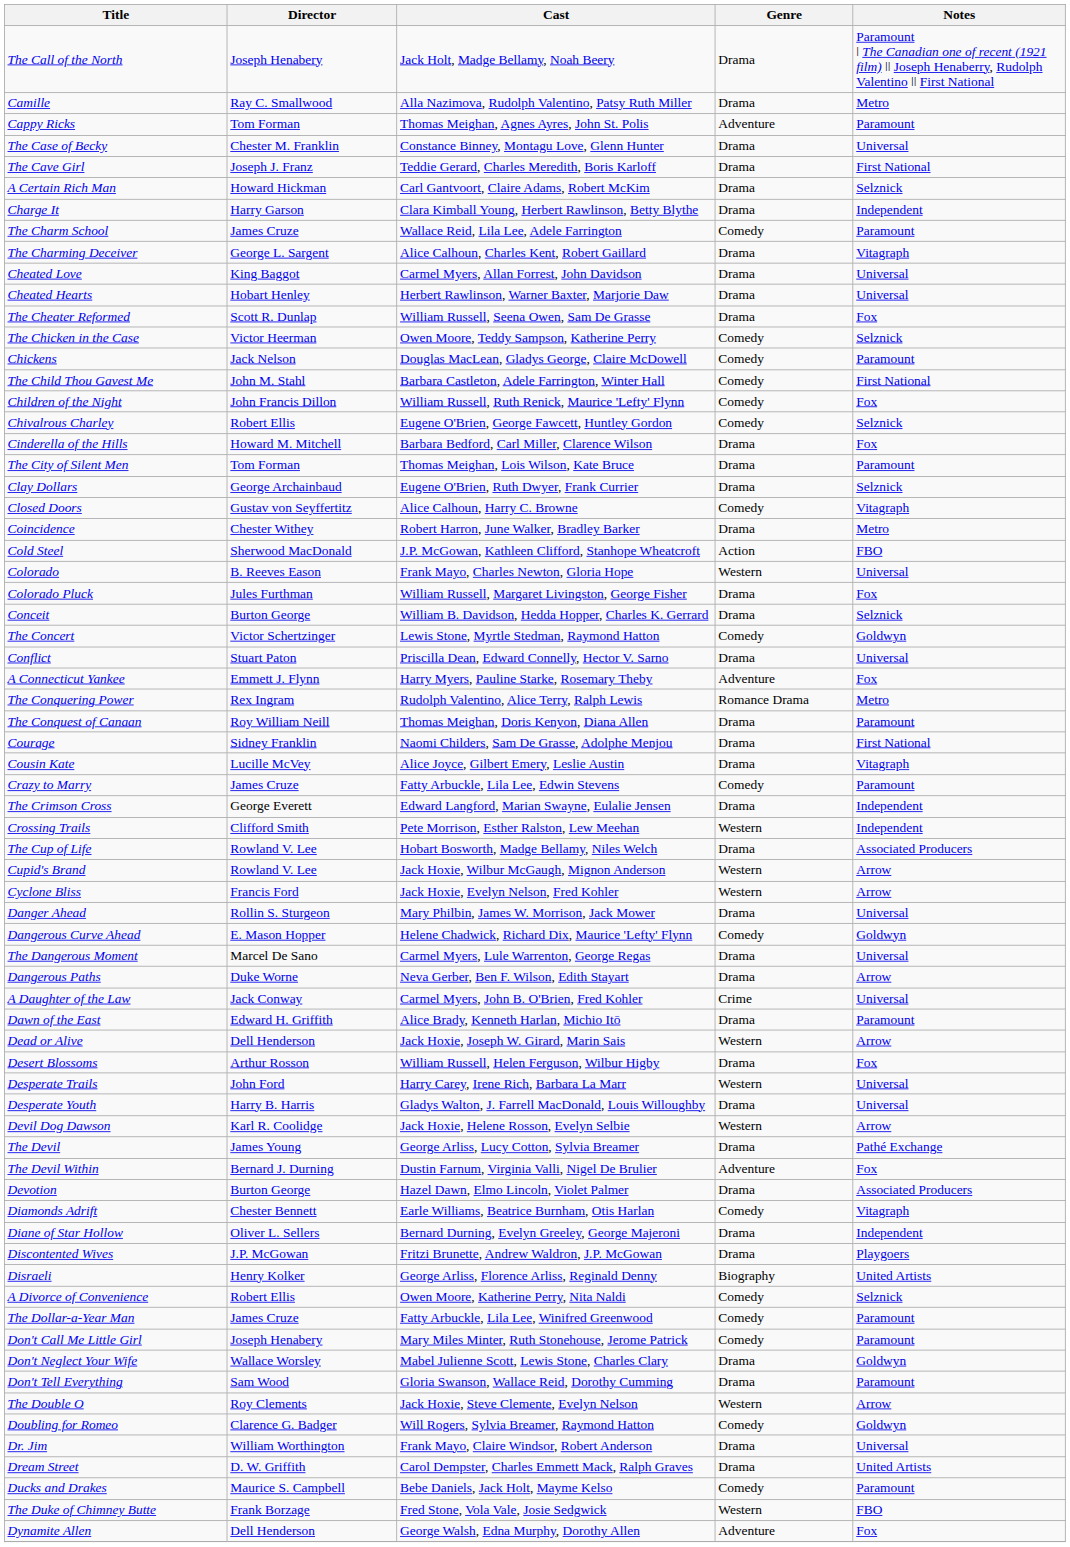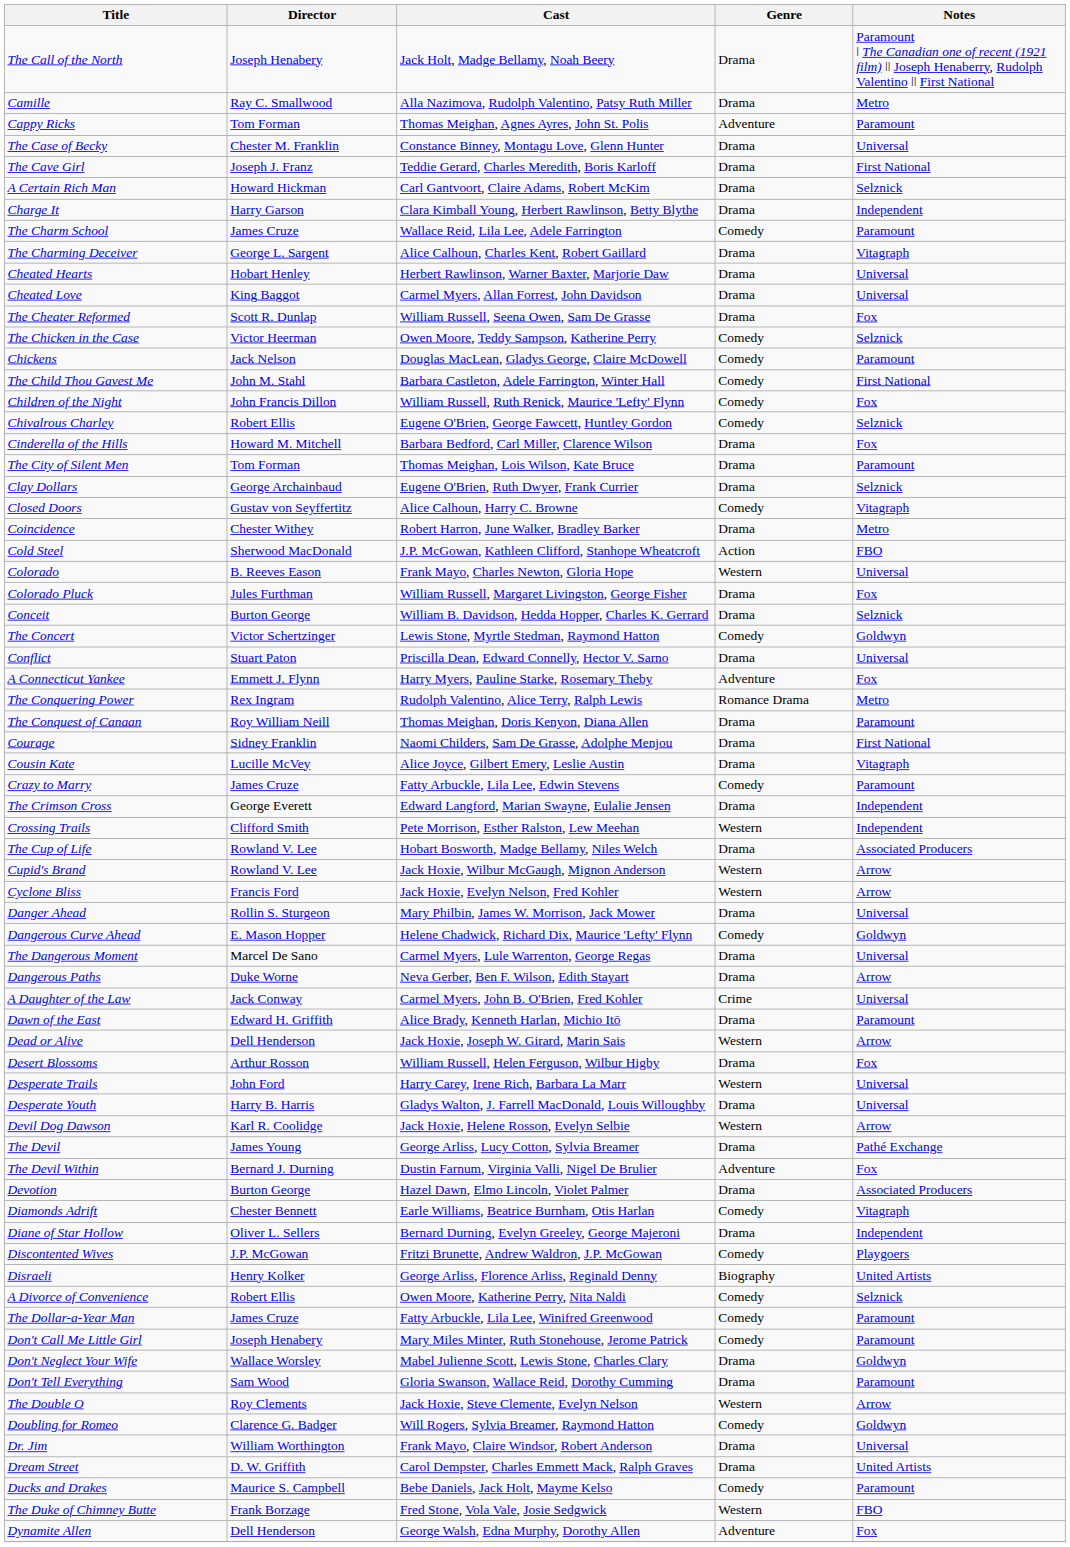rows swapped: (50, 294) <-> (45, 273)
(737, 1254) Drama -> (741, 1254) Comedy
